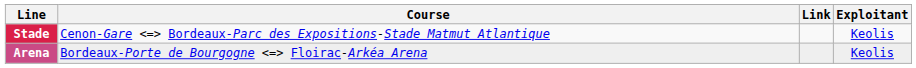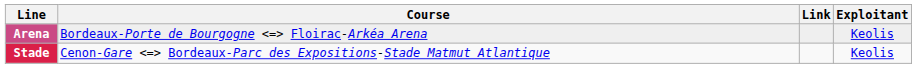rows swapped: (31, 53) <-> (31, 34)
